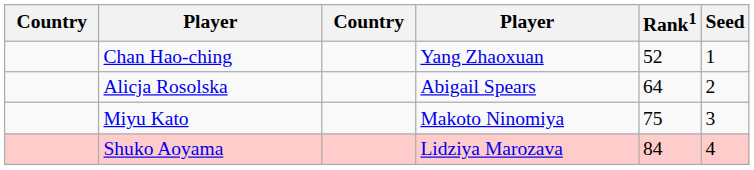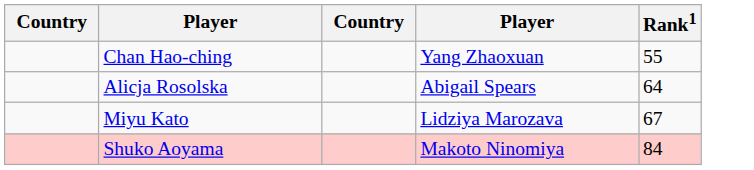- column: (725, 22)
(653, 56) 52 -> (653, 56) 55
(492, 118) Makoto Ninomiya -> (492, 118) Lidziya Marozava
(653, 118) 75 -> (653, 118) 67
(492, 149) Lidziya Marozava -> (492, 149) Makoto Ninomiya
